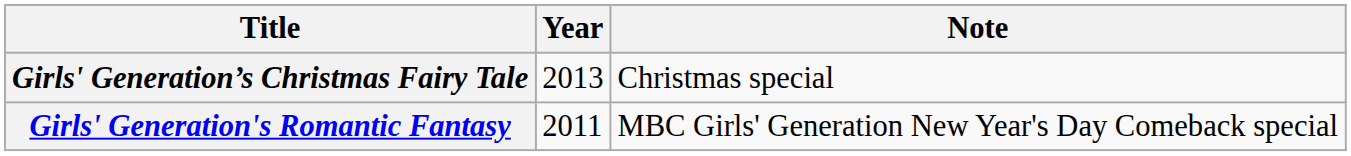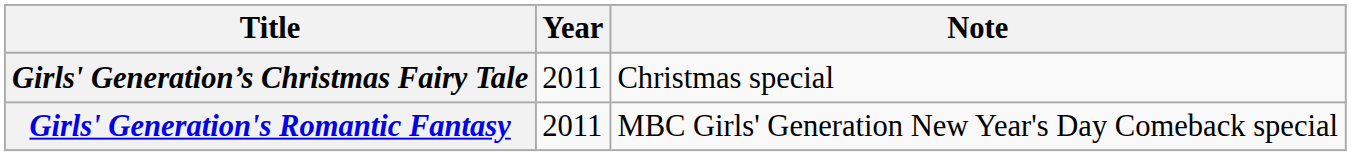(573, 77) 2013 -> (572, 77) 2011
